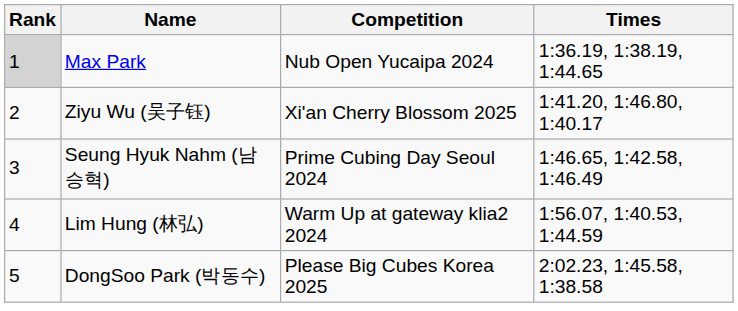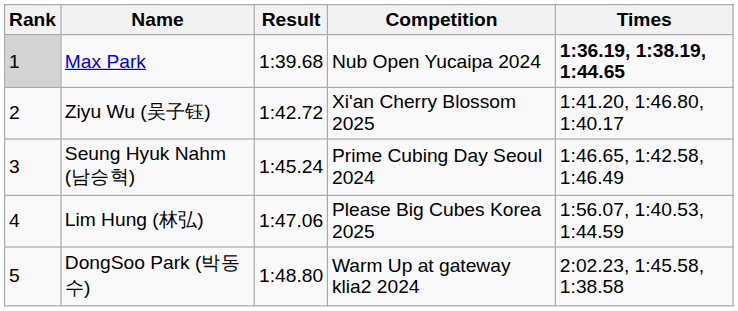+ column: (291, 19)
(611, 60) normal -> (633, 60) bold
(396, 224) Warm Up at gateway klia2 2024 -> (437, 220) Please Big Cubes Korea 2025
(389, 276) Please Big Cubes Korea 2025 -> (421, 276) Warm Up at gateway klia2 2024
